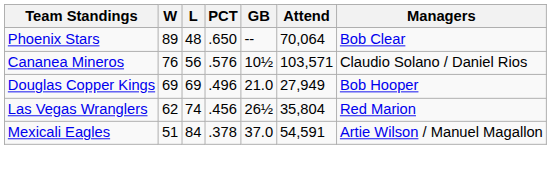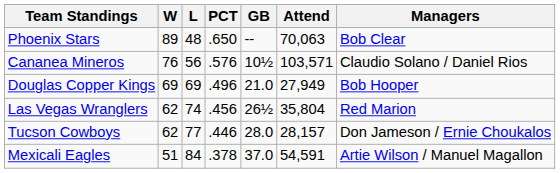(302, 39) 70,064 -> (302, 39) 70,063
+ row: (64, 132)
